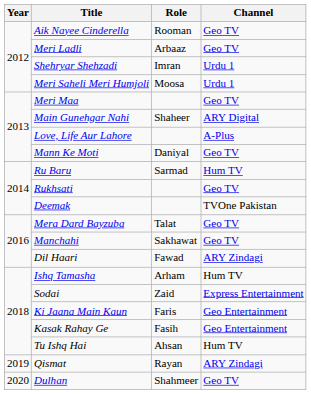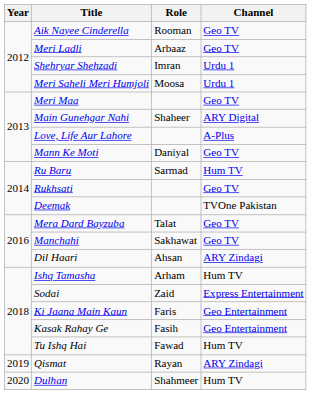(169, 258) Fawad -> (168, 258) Ahsan
(168, 345) Ahsan -> (169, 345) Fawad
(221, 380) Geo TV -> (223, 380) Hum TV
